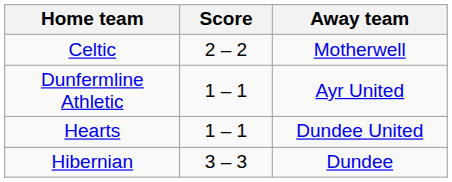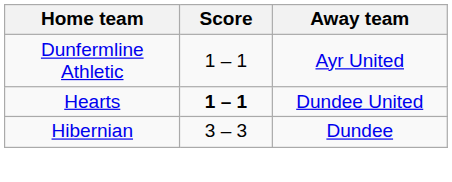- row: (92, 49)
(226, 131) normal -> (226, 101) bold
